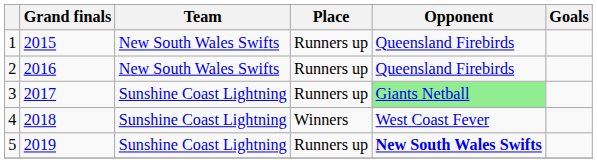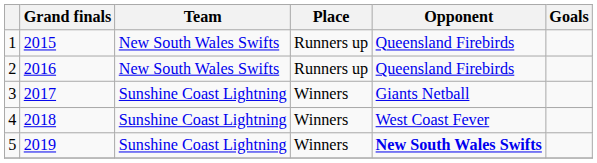(331, 94) Runners up -> (321, 94) Winners
(423, 94) lightgreen background -> (423, 94) no background
(331, 145) Runners up -> (321, 145) Winners
